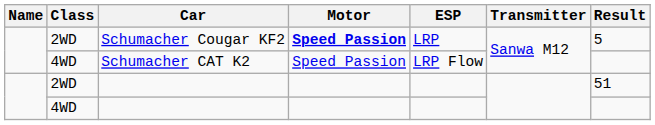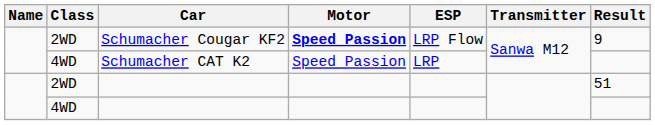(426, 39) LRP -> (448, 39) LRP Flow
(598, 39) 5 -> (598, 39) 9
(448, 62) LRP Flow -> (426, 62) LRP
